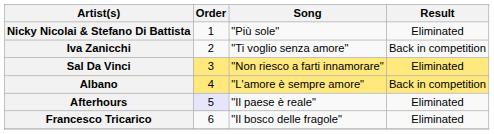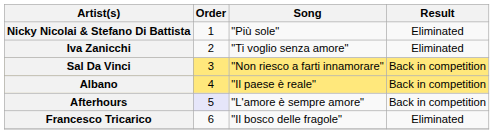(437, 48) Back in competition -> (437, 48) Eliminated
(437, 66) Eliminated -> (437, 66) Back in competition
(298, 84) "L'amore è sempre amore" -> (274, 84) "Il paese è reale"
(274, 102) "Il paese è reale" -> (298, 102) "L'amore è sempre amore"
(437, 102) Eliminated -> (437, 102) Back in competition
